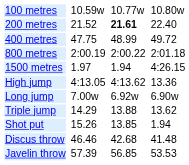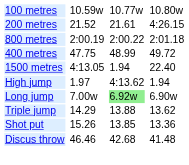(124, 25) bold -> (123, 25) normal
(164, 25) 22.40 -> (167, 25) 4:26.15
rows swapped: (31, 39) <-> (31, 53)
(81, 68) 1.97 -> (87, 68) 4:13.05
(168, 68) 4:26.15 -> (162, 68) 22.40
(88, 82) 4:13.05 -> (80, 82) 1.97
(164, 82) 13.36 -> (160, 82) 1.94
(125, 96) no background -> (123, 96) lightgreen background
(161, 125) 1.94 -> (162, 125) 13.36
- row: (35, 153)
